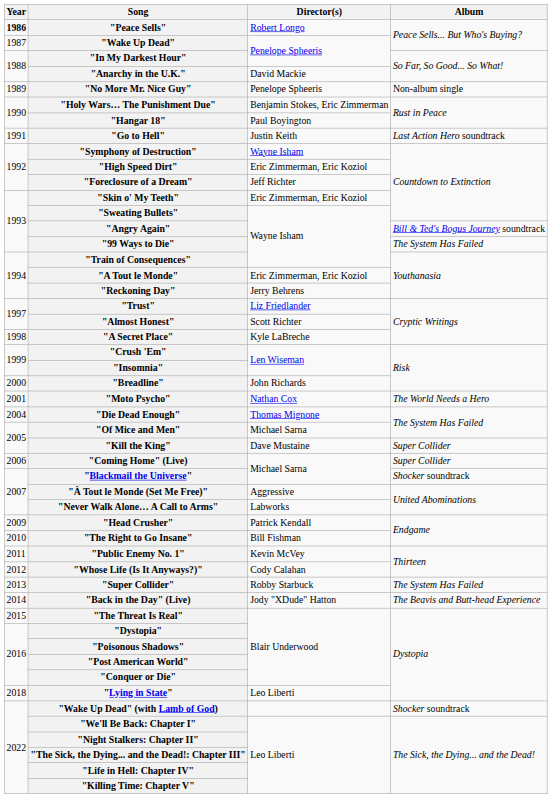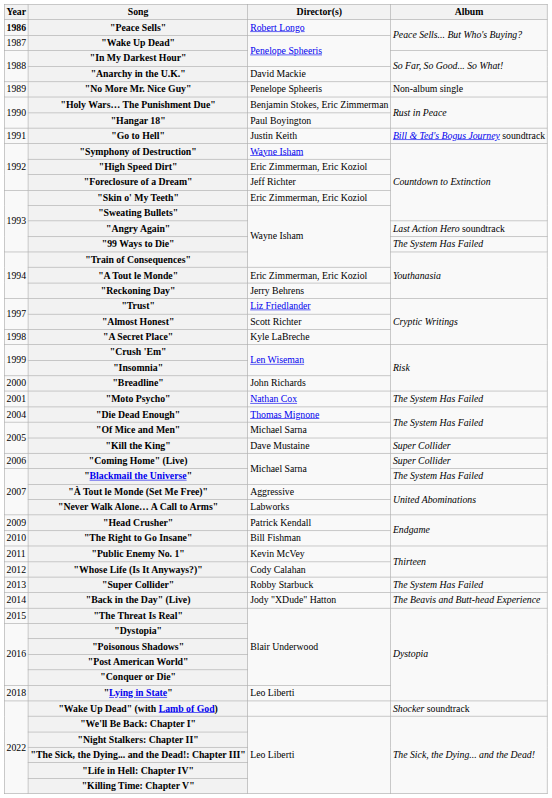(449, 136) Last Action Hero soundtrack -> (469, 136) Bill & Ted's Bogus Journey soundtrack
(469, 228) Bill & Ted's Bogus Journey soundtrack -> (449, 228) Last Action Hero soundtrack
(441, 399) The World Needs a Hero -> (438, 399) The System Has Failed
(431, 476) Shocker soundtrack -> (438, 476) The System Has Failed
